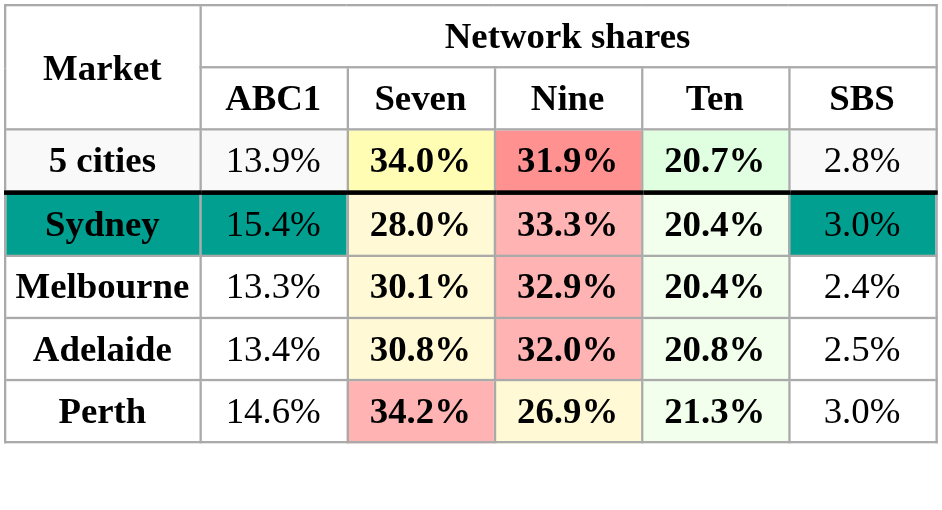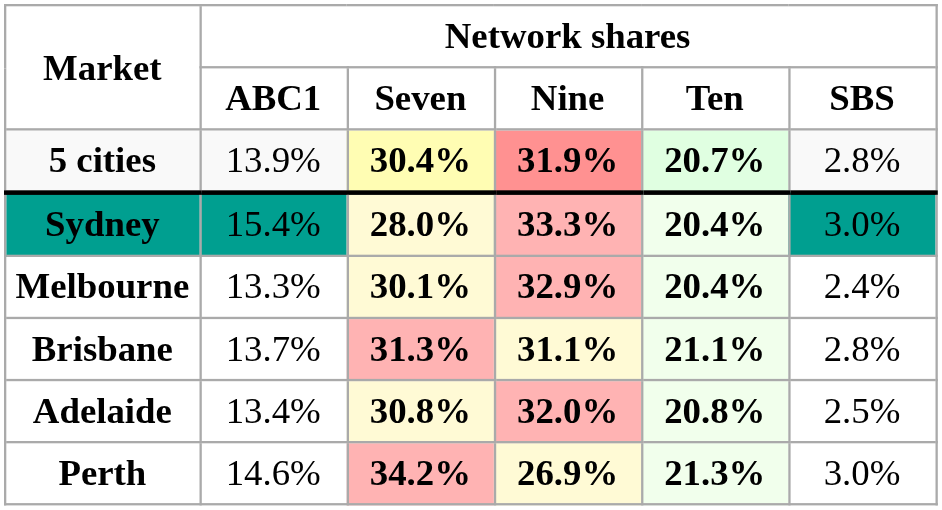(420, 159) 34.0% -> (420, 159) 30.4%
+ row: (102, 348)
